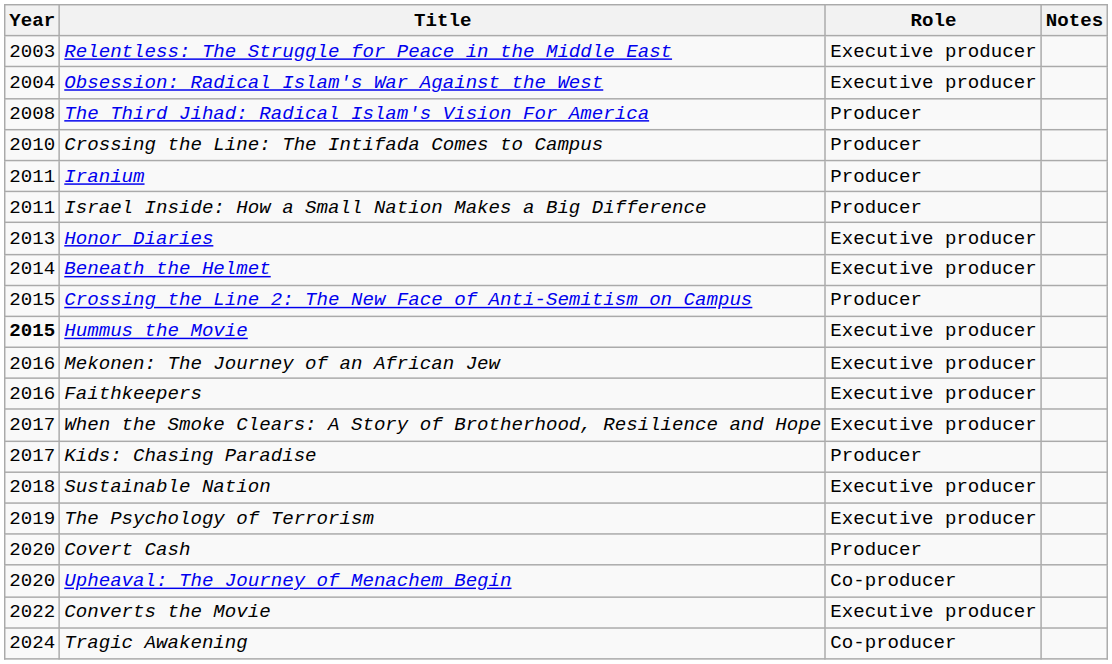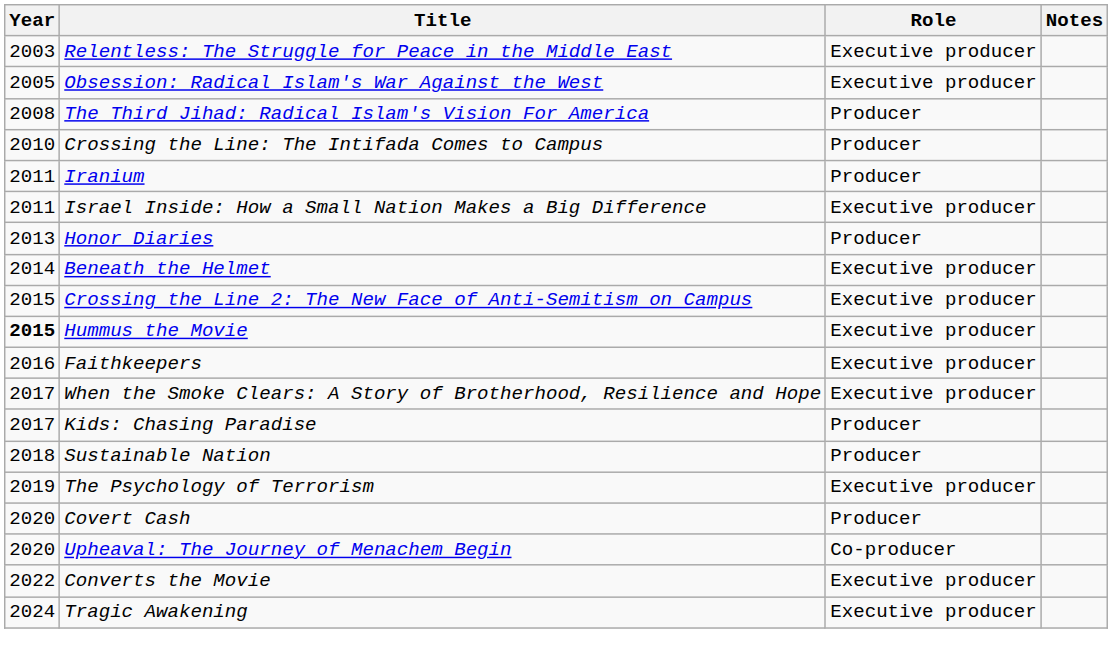(32, 83) 2004 -> (32, 83) 2005
(876, 207) Producer -> (933, 207) Executive producer
(933, 238) Executive producer -> (876, 238) Producer
(876, 301) Producer -> (933, 301) Executive producer
- row: (282, 363)
(933, 487) Executive producer -> (876, 456) Producer
(893, 643) Co-producer -> (933, 612) Executive producer
